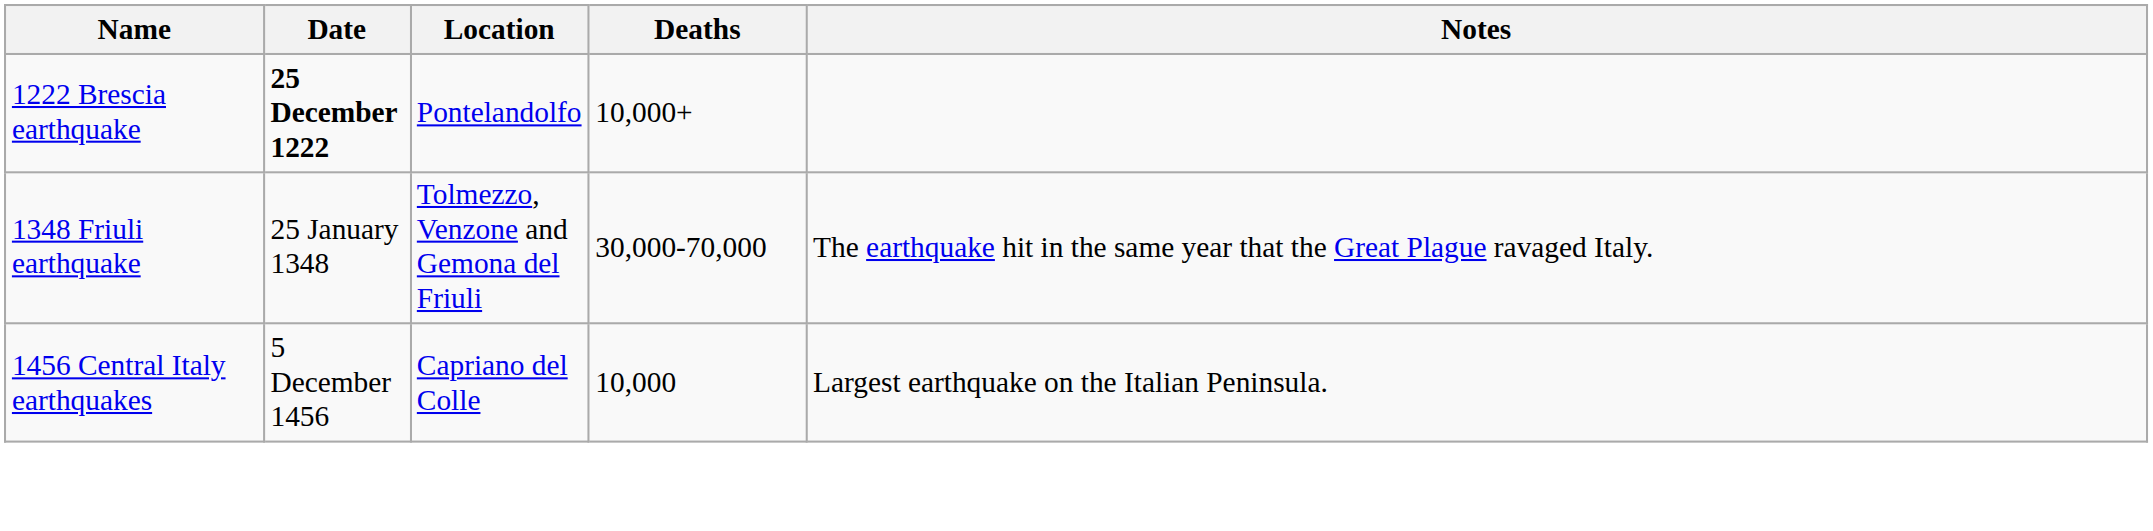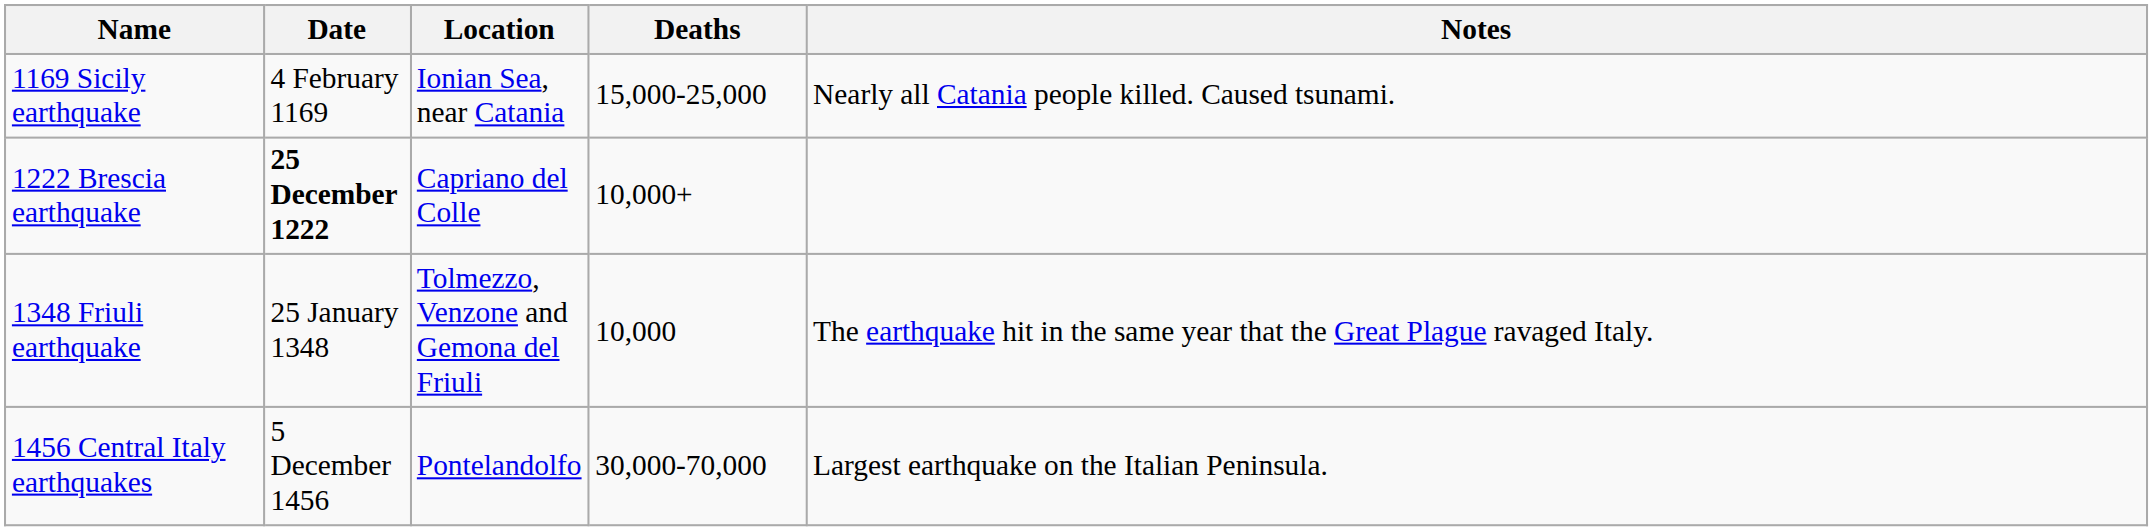+ row: (79, 94)
(499, 112) Pontelandolfo -> (492, 195) Capriano del Colle
(681, 247) 30,000-70,000 -> (636, 330) 10,000
(492, 382) Capriano del Colle -> (499, 465) Pontelandolfo
(636, 382) 10,000 -> (681, 465) 30,000-70,000
